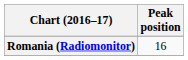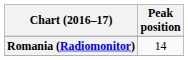(161, 45) 16 -> (161, 45) 14
